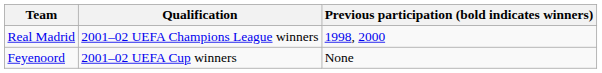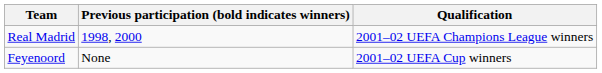columns swapped: (200, 15) <-> (459, 15)
